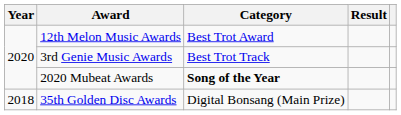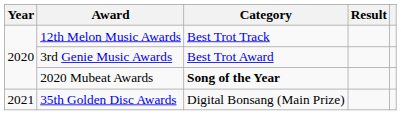(230, 36) Best Trot Award -> (228, 36) Best Trot Track
(228, 57) Best Trot Track -> (230, 57) Best Trot Award
(21, 99) 2018 -> (21, 99) 2021
